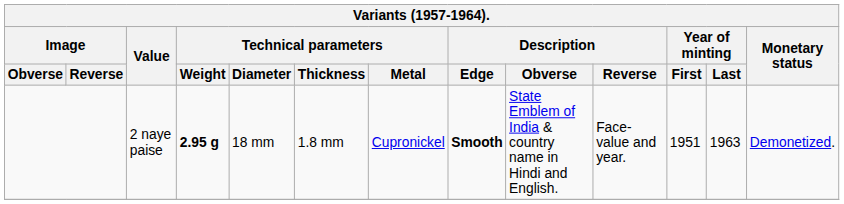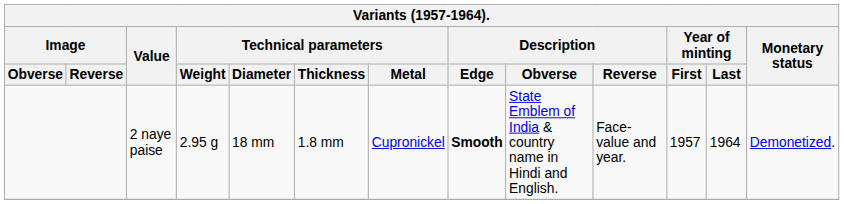(199, 143) bold -> (199, 143) normal
(685, 143) 1951 -> (685, 143) 1957
(725, 143) 1963 -> (725, 143) 1964
